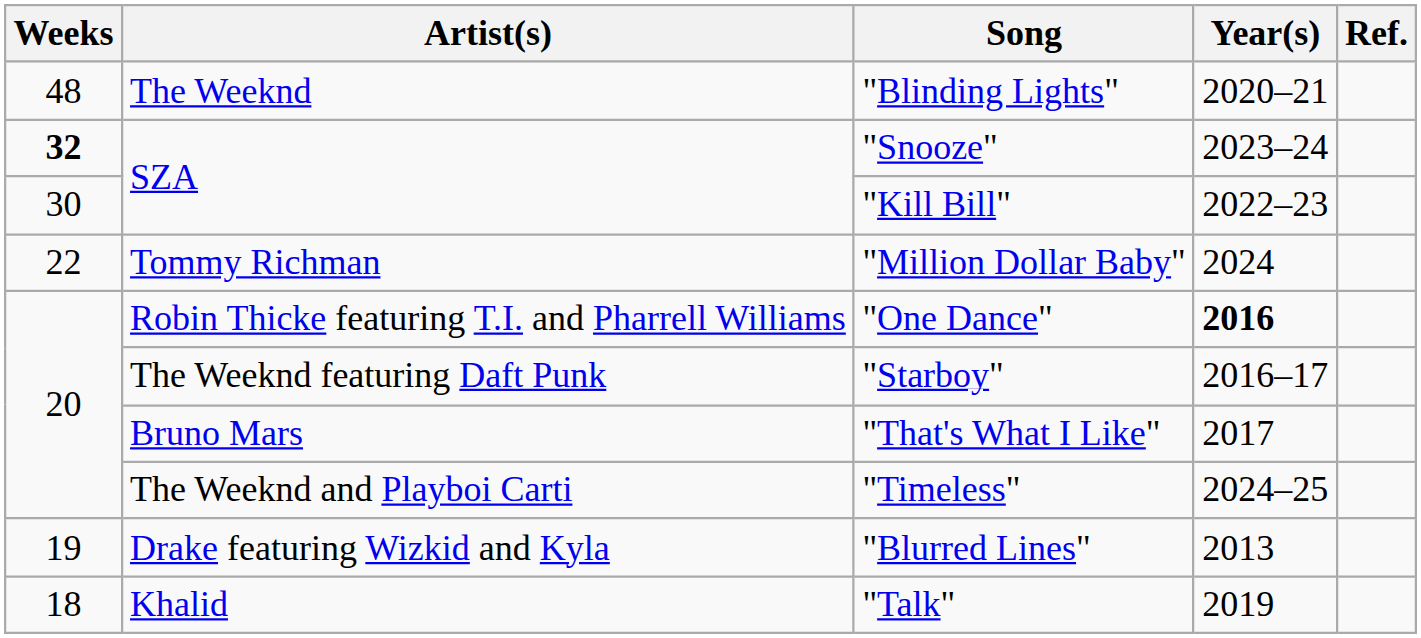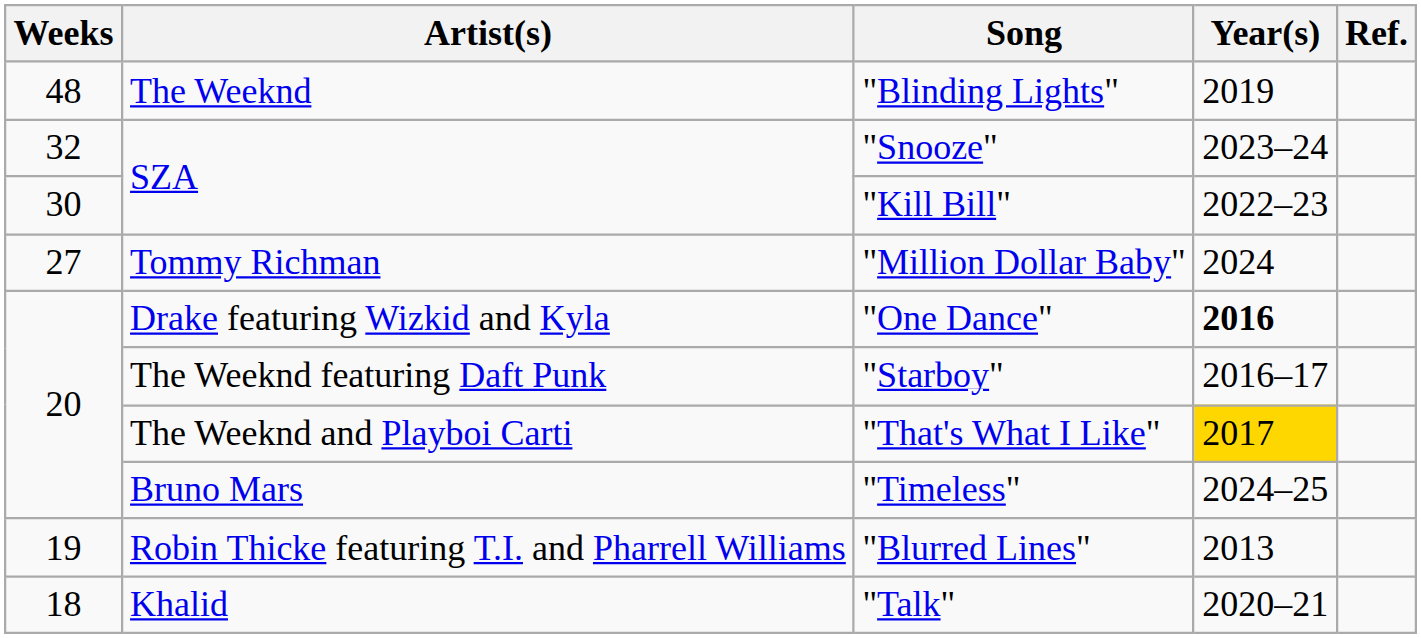(1265, 90) 2020–21 -> (1238, 90) 2019
(63, 147) bold -> (63, 147) normal
(63, 261) 22 -> (63, 261) 27
(488, 318) Robin Thicke featuring T.I. and Pharrell Williams -> (370, 318) Drake featuring Wizkid and Kyla
(217, 432) Bruno Mars -> (351, 432) The Weeknd and Playboi Carti
(1238, 432) no background -> (1238, 432) gold background
(351, 489) The Weeknd and Playboi Carti -> (217, 489) Bruno Mars
(370, 546) Drake featuring Wizkid and Kyla -> (488, 546) Robin Thicke featuring T.I. and Pharrell Williams
(1238, 603) 2019 -> (1265, 603) 2020–21
